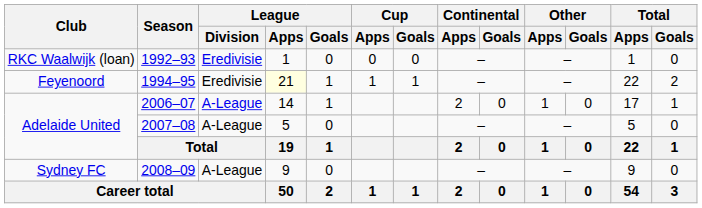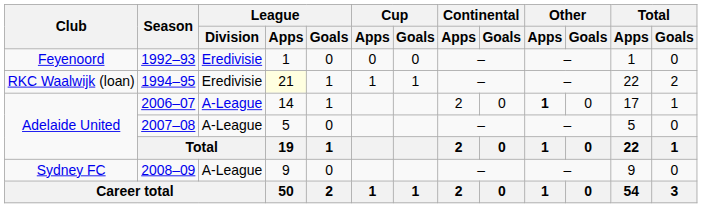(71, 59) RKC Waalwijk (loan) -> (71, 59) Feyenoord
(71, 81) Feyenoord -> (71, 81) RKC Waalwijk (loan)
(545, 103) normal -> (545, 103) bold
